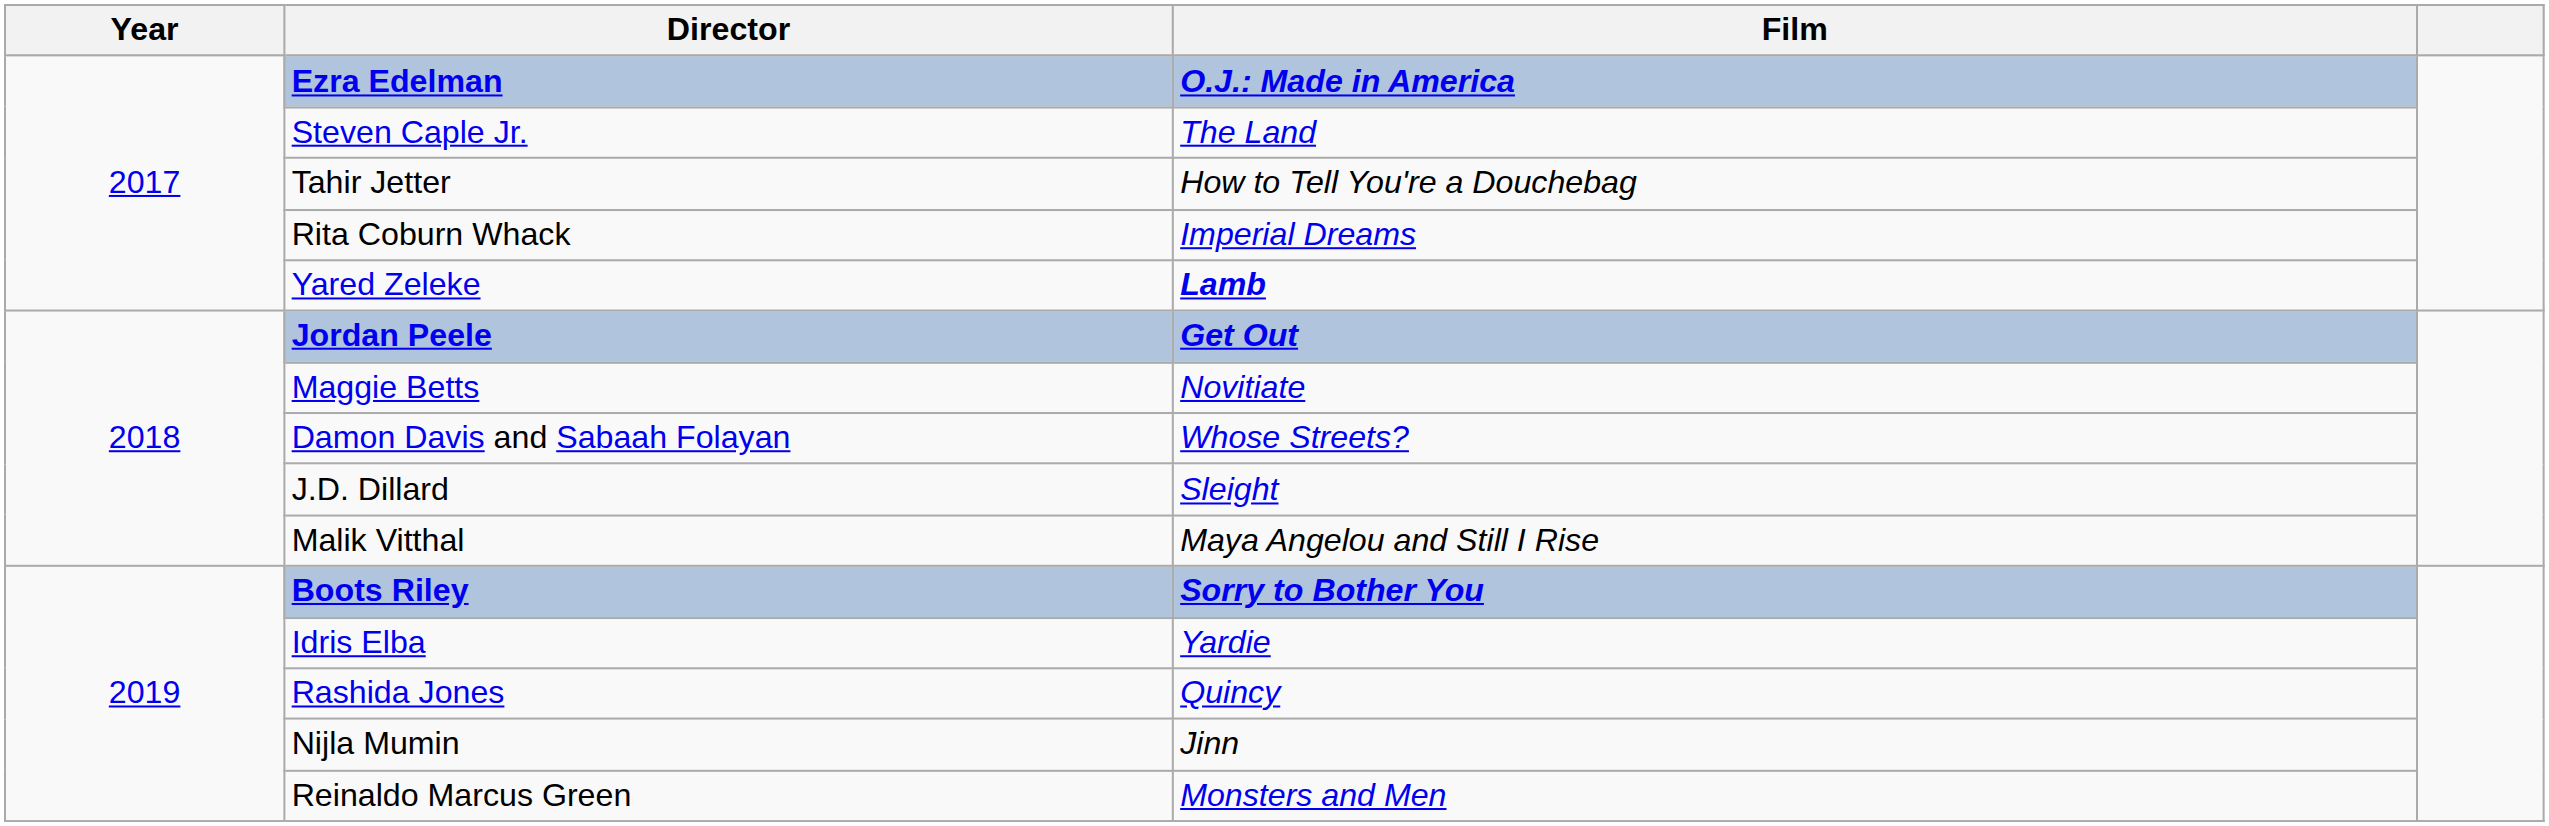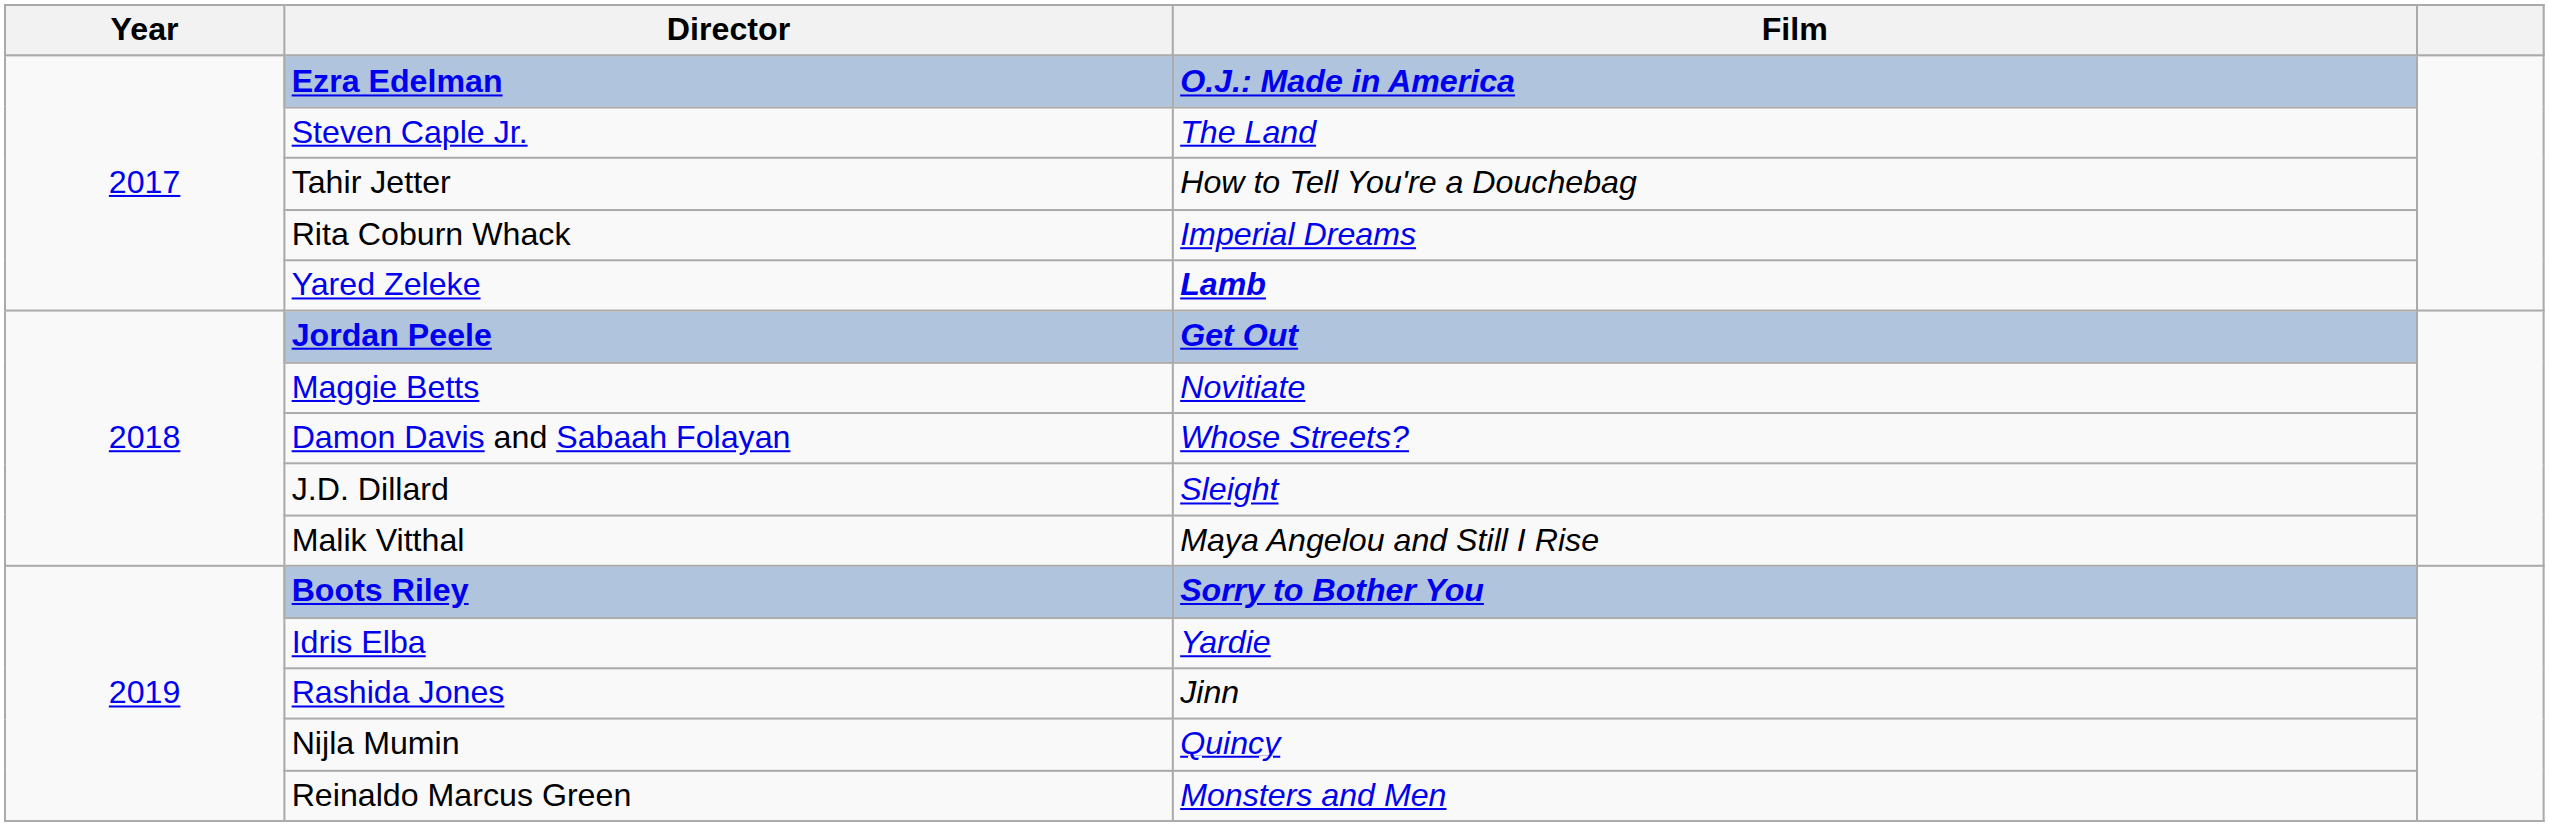(1230, 693) Quincy -> (1210, 693) Jinn
(1210, 744) Jinn -> (1230, 744) Quincy
